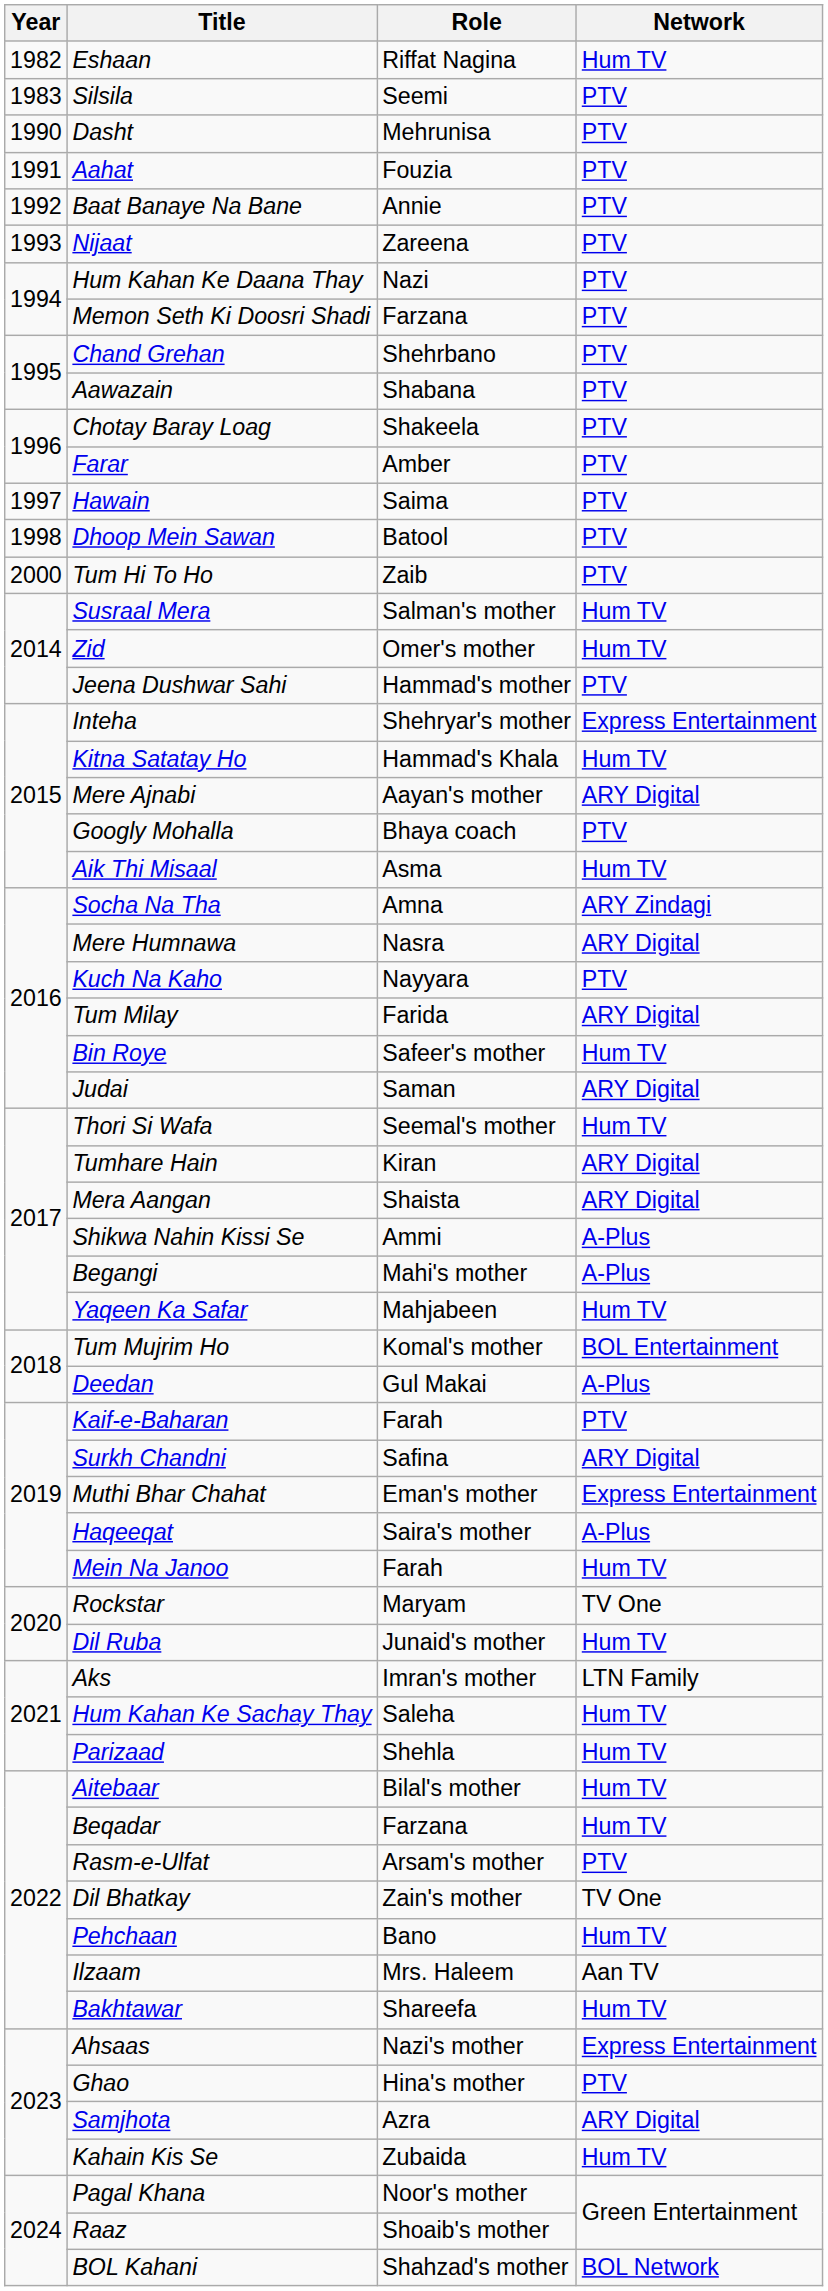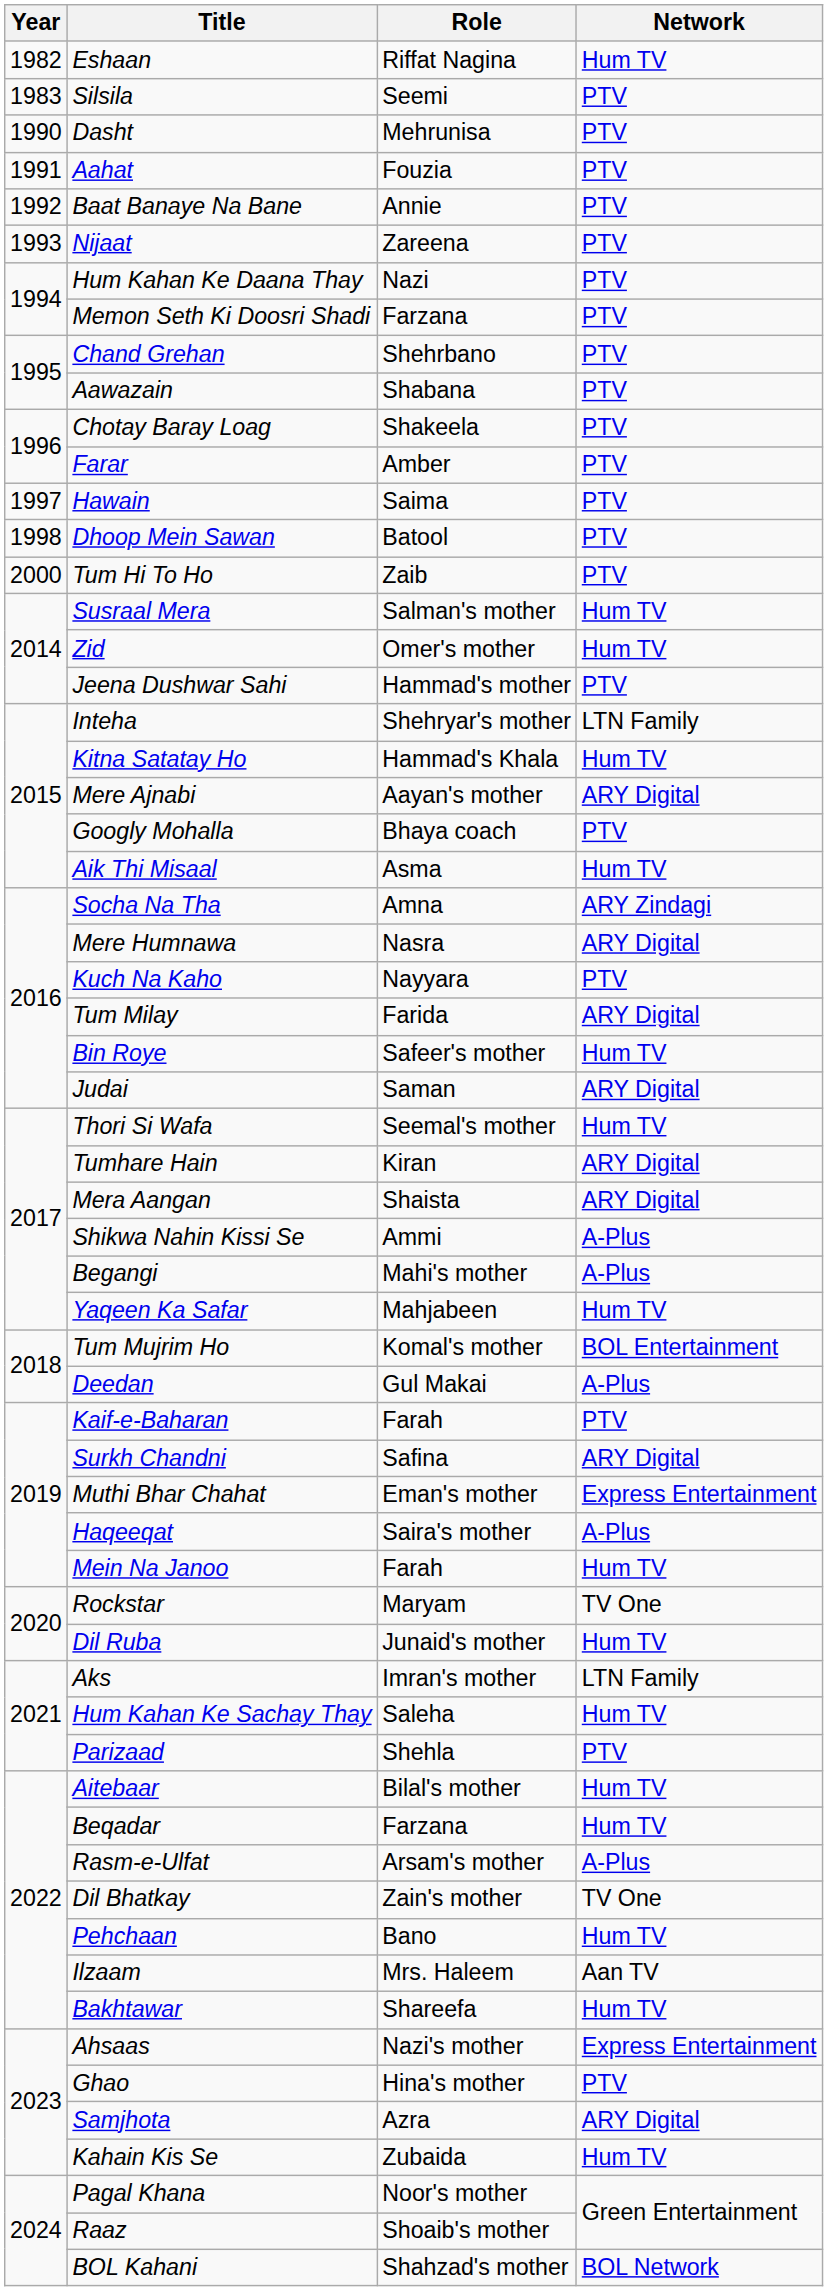(699, 721) Express Entertainment -> (640, 721) LTN Family
(624, 1752) Hum TV -> (604, 1752) PTV
(604, 1862) PTV -> (616, 1862) A-Plus
